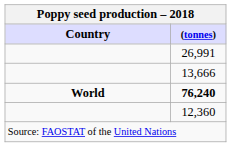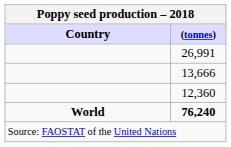rows swapped: (198, 112) <-> (198, 92)
